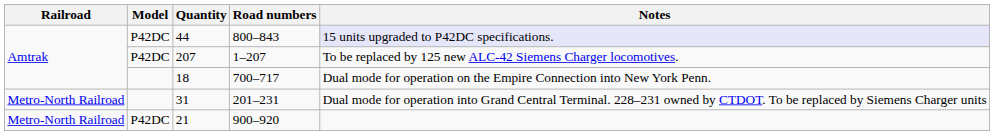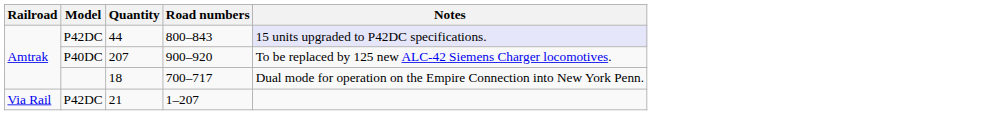(150, 57) P42DC -> (83, 57) P40DC
(249, 57) 1–207 -> (189, 57) 900–920
- row: (182, 99)
(66, 120) Metro-North Railroad -> (29, 99) Via Rail
(256, 120) 900–920 -> (182, 99) 1–207
